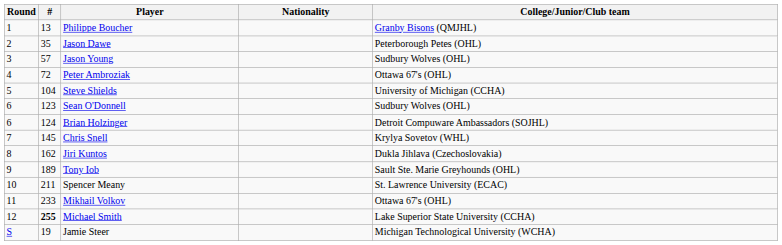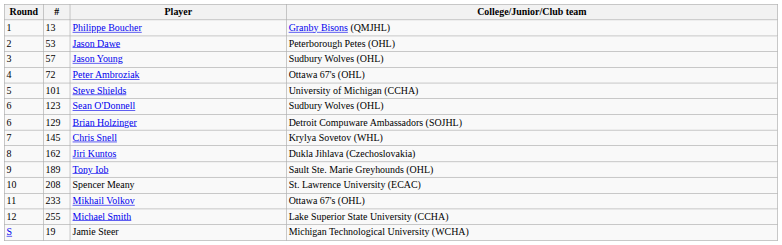- column: (306, 12)
(46, 43) 35 -> (51, 43) 53
(48, 91) 104 -> (53, 91) 101
(48, 122) 124 -> (53, 122) 129
(48, 185) 211 -> (53, 185) 208
(48, 216) bold -> (53, 216) normal
